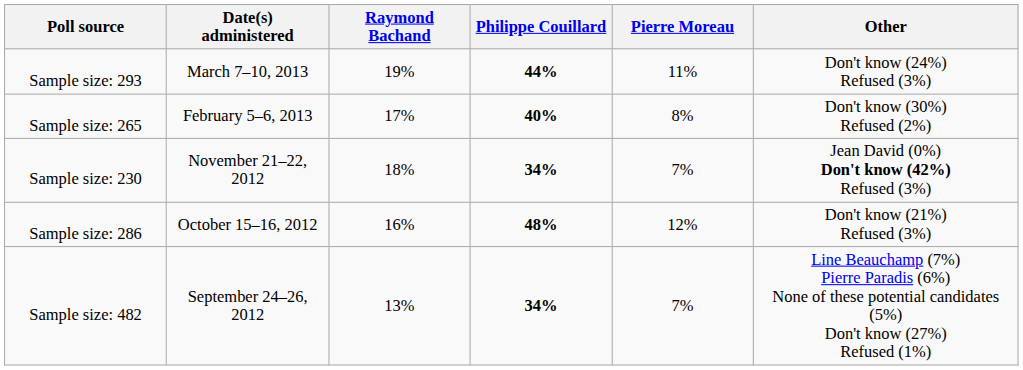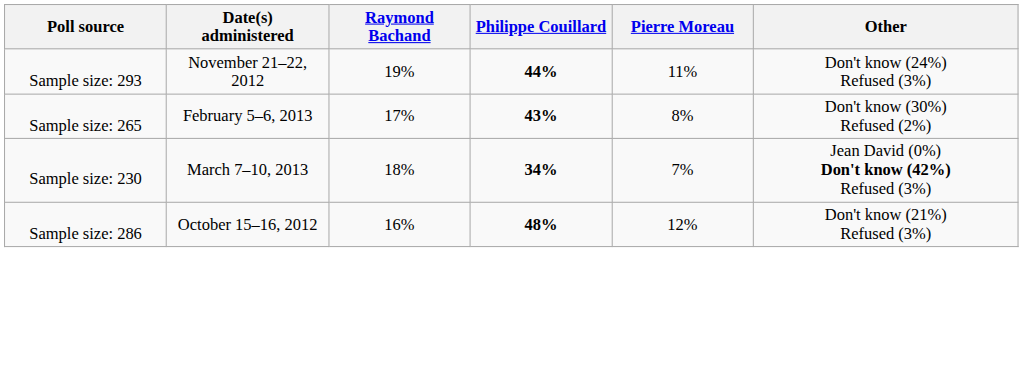(248, 71) March 7–10, 2013 -> (248, 71) November 21–22, 2012
(541, 116) 40% -> (541, 116) 43%
(248, 170) November 21–22, 2012 -> (248, 170) March 7–10, 2013
- row: (86, 315)
